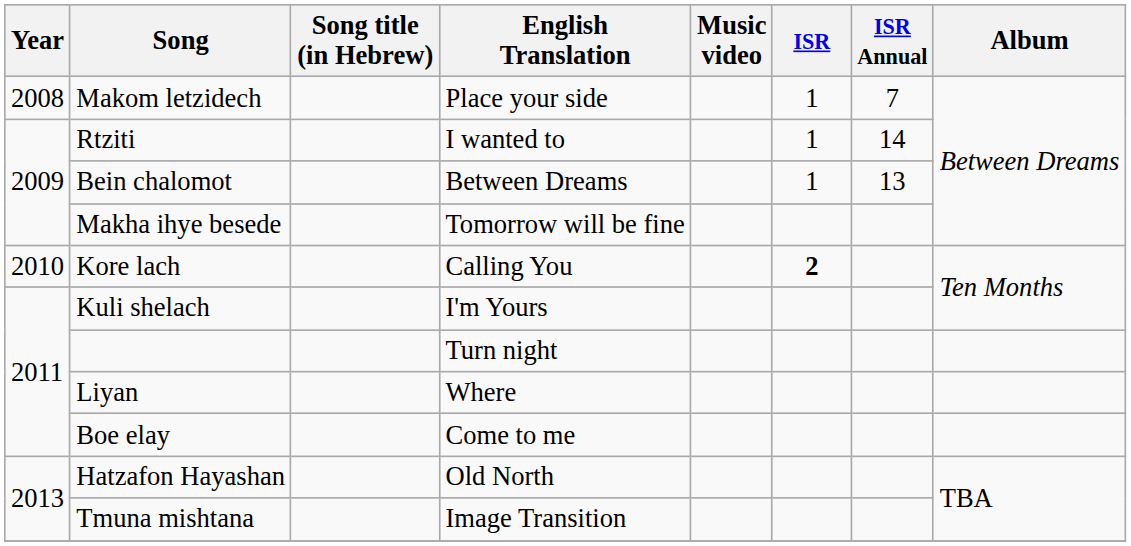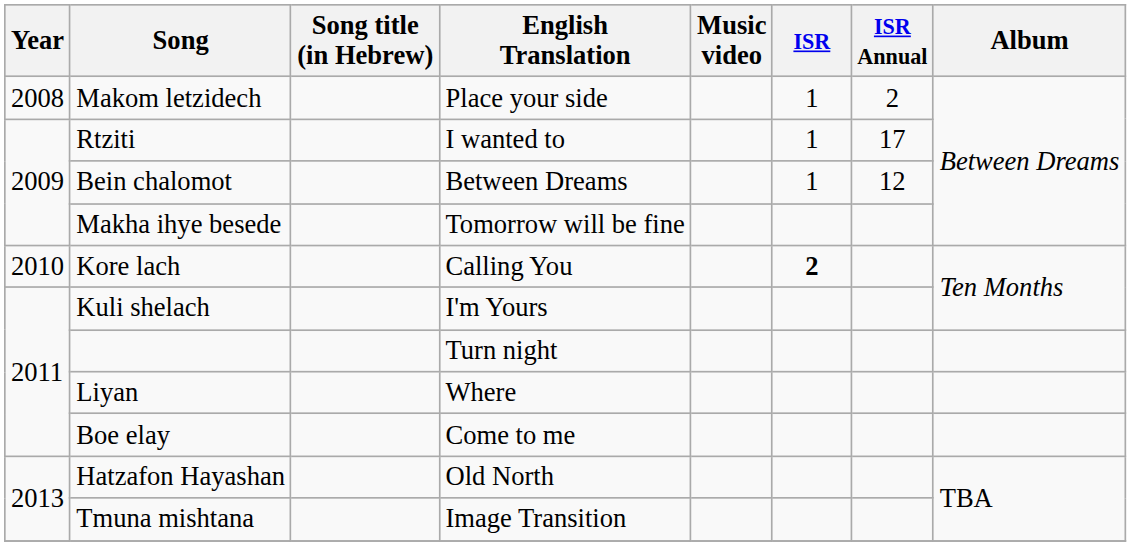(892, 97) 7 -> (892, 97) 2
(892, 139) 14 -> (892, 139) 17
(892, 181) 13 -> (892, 181) 12
